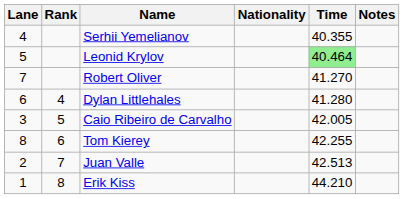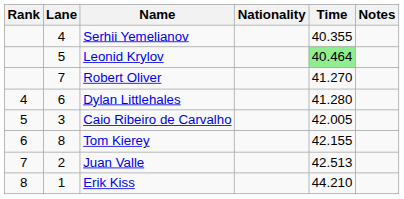columns swapped: (61, 15) <-> (23, 15)
(332, 141) 42.255 -> (332, 141) 42.155
